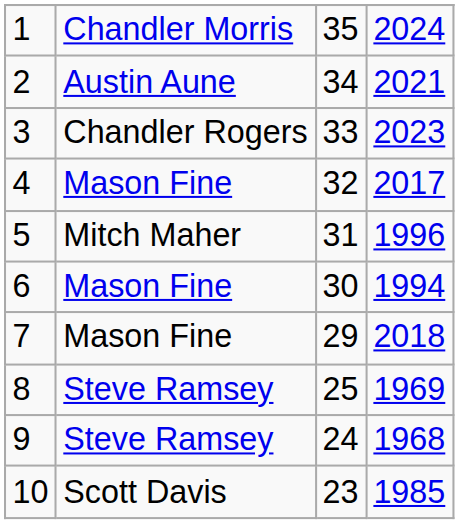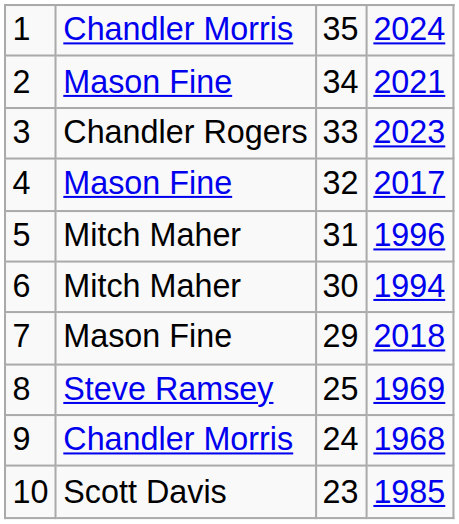(150, 81) Austin Aune -> (148, 81) Mason Fine
(148, 286) Mason Fine -> (152, 286) Mitch Maher
(168, 440) Steve Ramsey -> (178, 440) Chandler Morris
